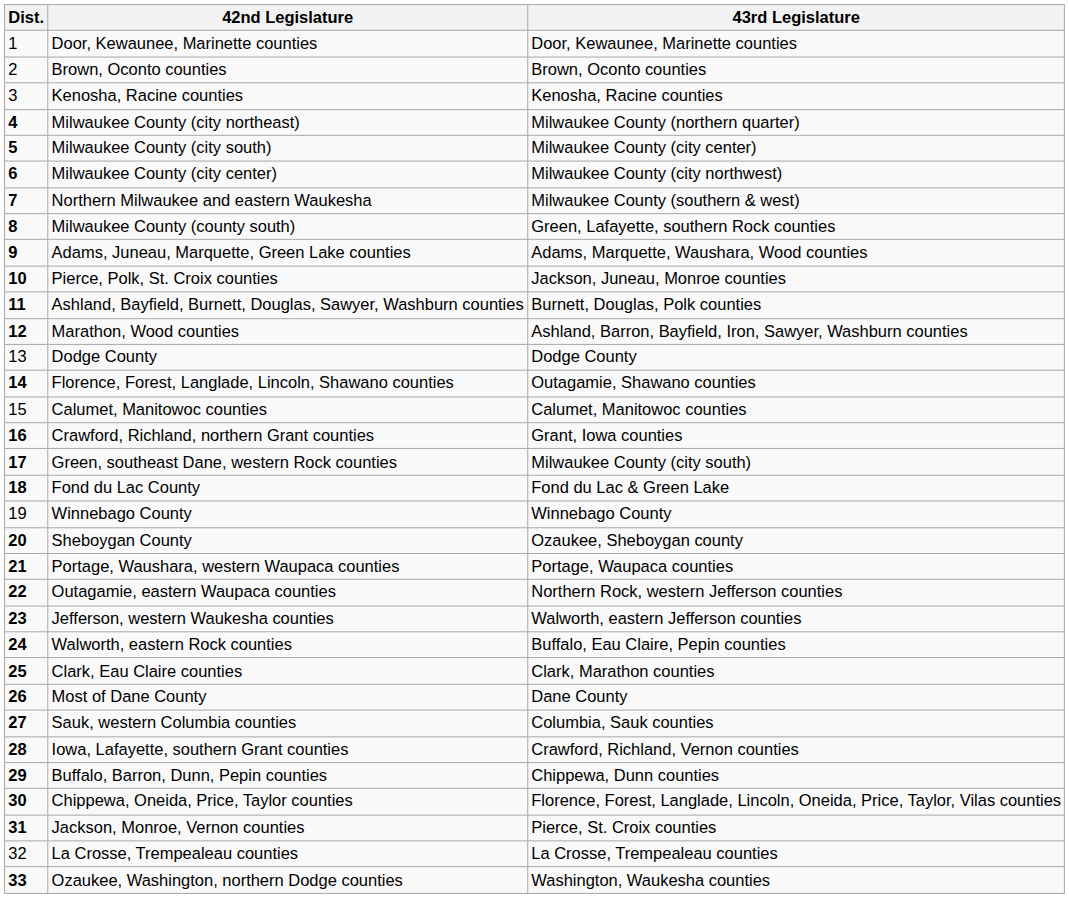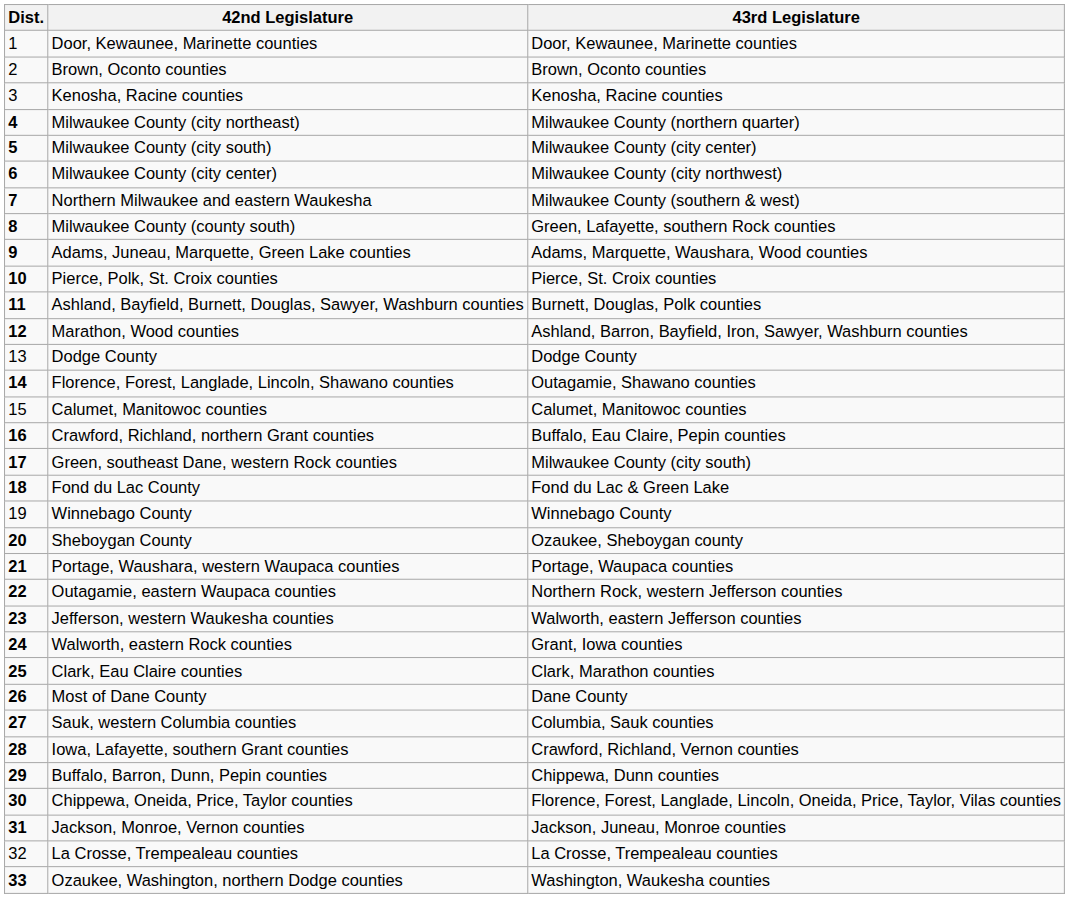(659, 278) Jackson, Juneau, Monroe counties -> (624, 278) Pierce, St. Croix counties
(607, 435) Grant, Iowa counties -> (658, 435) Buffalo, Eau Claire, Pepin counties
(658, 644) Buffalo, Eau Claire, Pepin counties -> (607, 644) Grant, Iowa counties
(624, 827) Pierce, St. Croix counties -> (659, 827) Jackson, Juneau, Monroe counties
